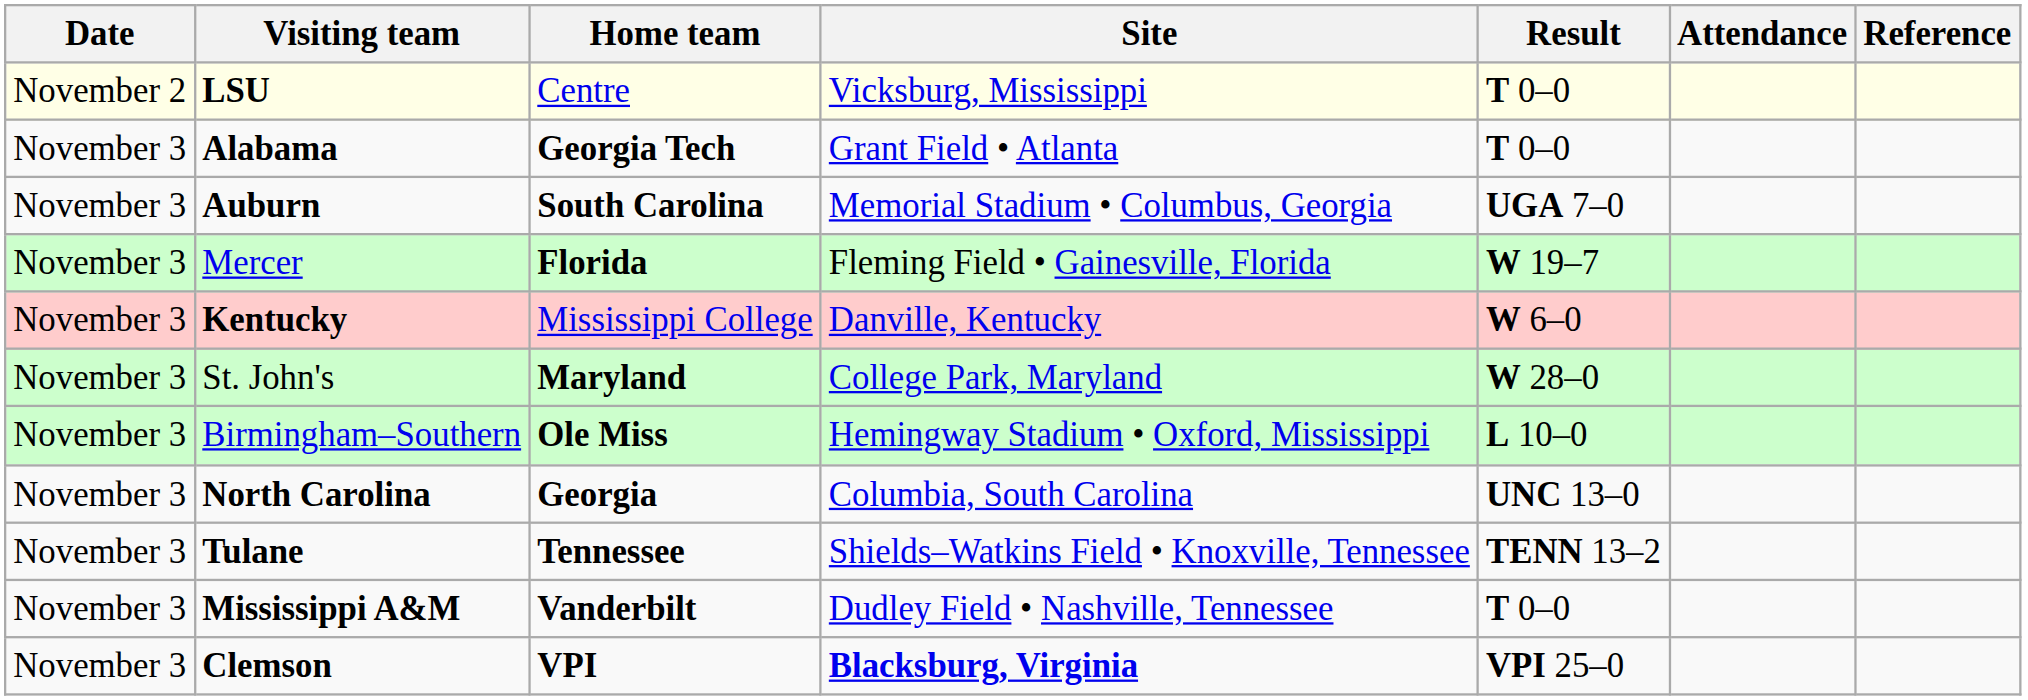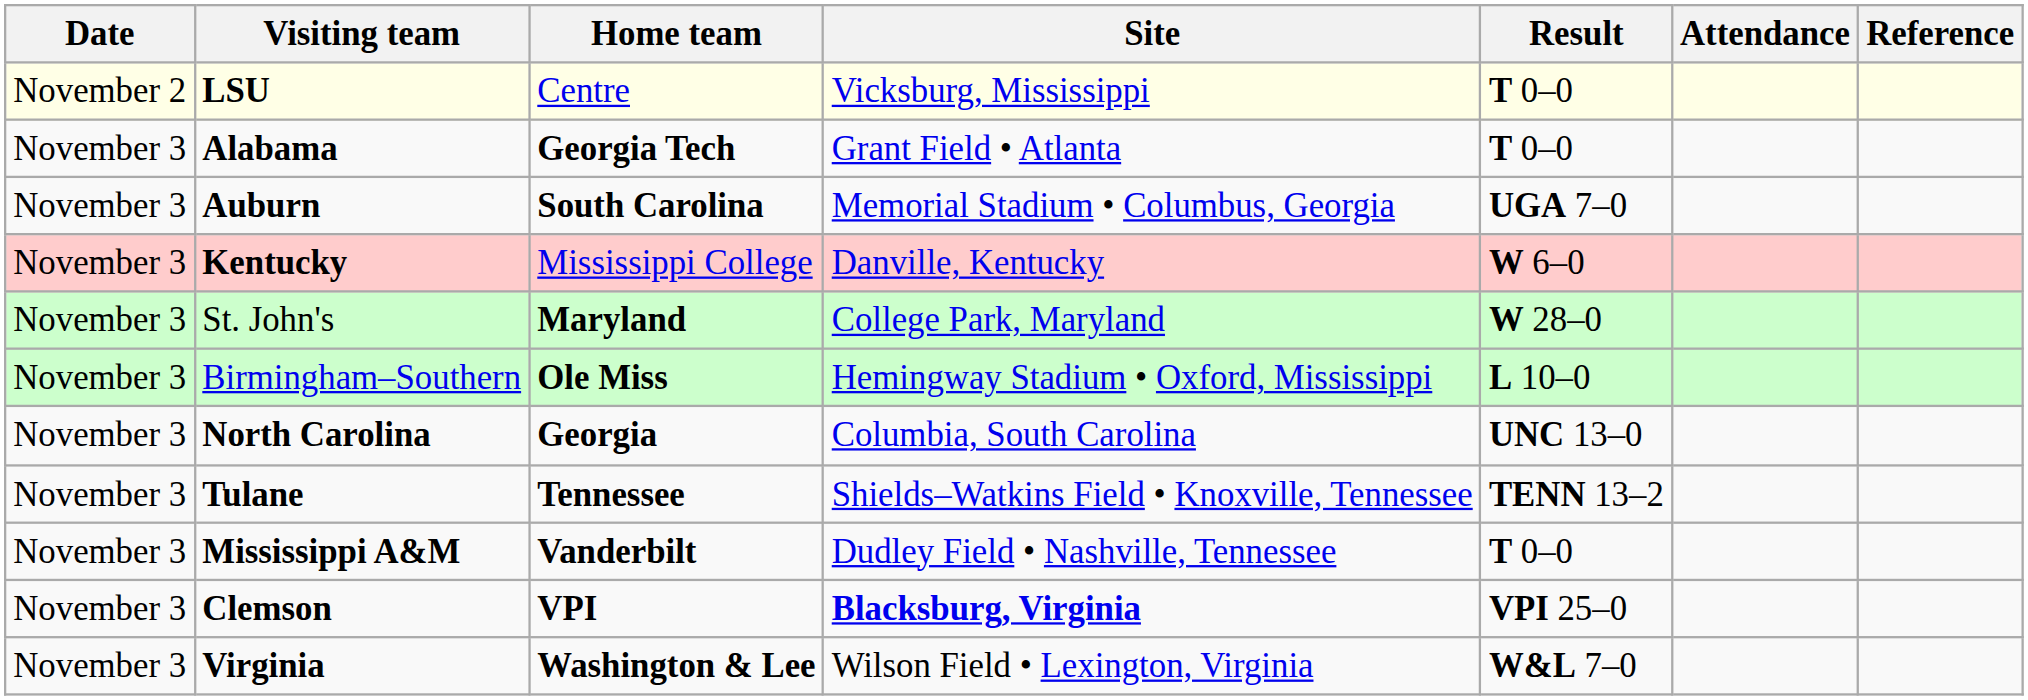- row: (253, 262)
+ row: (264, 664)
